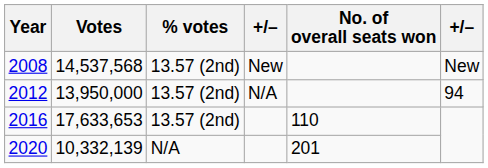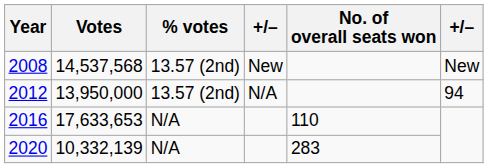(195, 120) 13.57 (2nd) -> (165, 120) N/A
(305, 148) 201 -> (305, 148) 283
